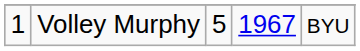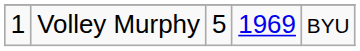(267, 25) 1967 -> (267, 25) 1969
